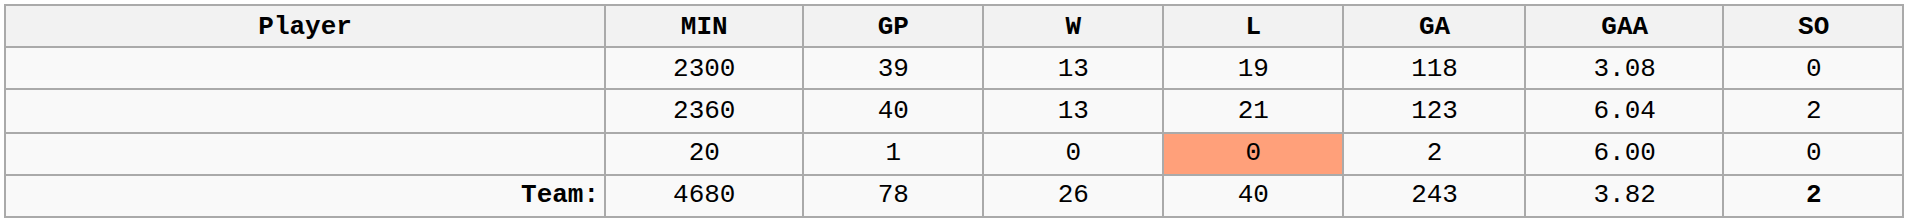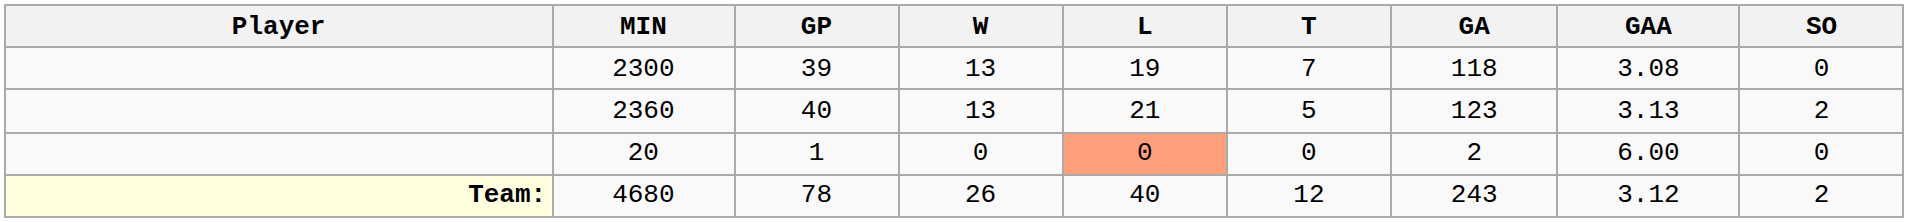+ column: (1309, 26)
(1625, 111) 6.04 -> (1648, 111) 3.13
(560, 196) no background -> (507, 196) lightyellow background
(1625, 196) 3.82 -> (1648, 196) 3.12
(1814, 196) bold -> (1822, 196) normal
